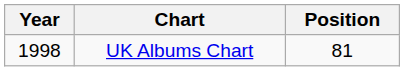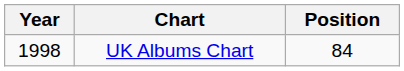(342, 50) 81 -> (342, 50) 84
